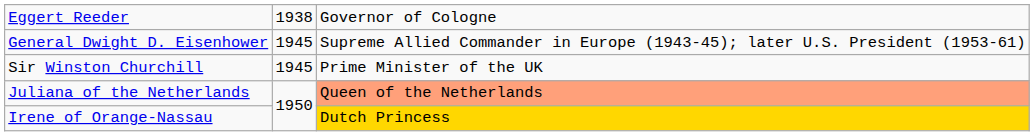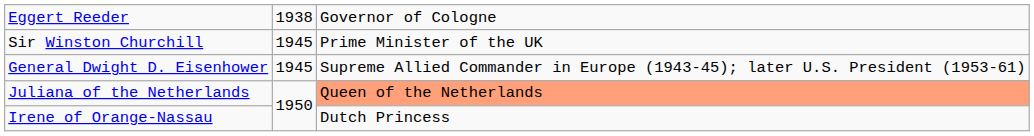rows swapped: (106, 68) <-> (138, 42)
(385, 118) gold background -> (385, 118) no background
